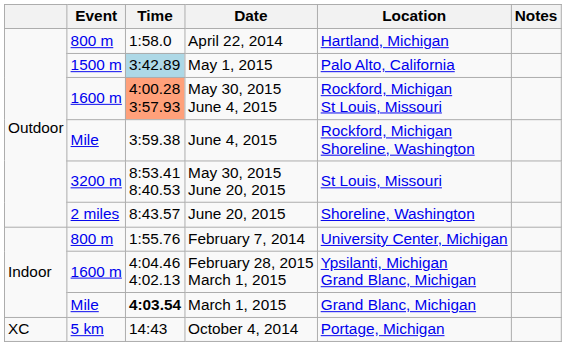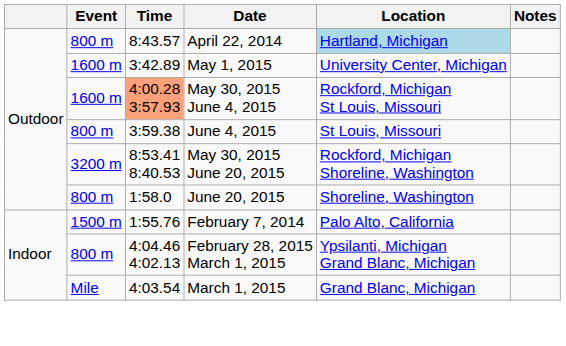(150, 41) 1:58.0 -> (155, 41) 8:43.57
(385, 41) no background -> (384, 41) lightblue background
(96, 65) 1500 m -> (96, 65) 1600 m
(155, 65) lightblue background -> (155, 65) no background
(388, 65) Palo Alto, California -> (413, 65) University Center, Michigan
(85, 140) Mile -> (92, 131) 800 m
(398, 140) Rockford, Michigan Shoreline, Washington -> (380, 131) St Louis, Missouri
(381, 181) St Louis, Missouri -> (397, 164) Rockford, Michigan Shoreline, Washington
(95, 214) 2 miles -> (92, 197) 800 m
(155, 214) 8:43.57 -> (150, 197) 1:58.0
(92, 239) 800 m -> (96, 221) 1500 m
(414, 239) University Center, Michigan -> (387, 221) Palo Alto, California
(96, 272) 1600 m -> (92, 254) 800 m
(155, 305) bold -> (155, 287) normal
- row: (243, 329)
